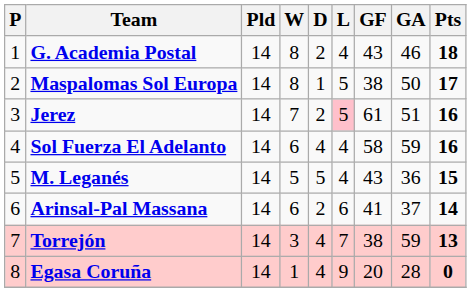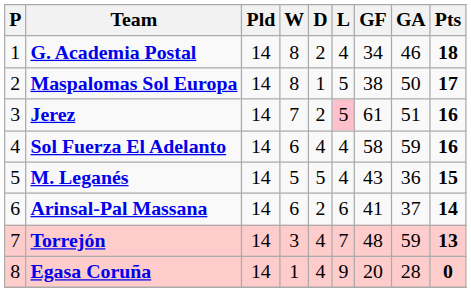(373, 51) 43 -> (373, 51) 34
(373, 240) 38 -> (373, 240) 48
